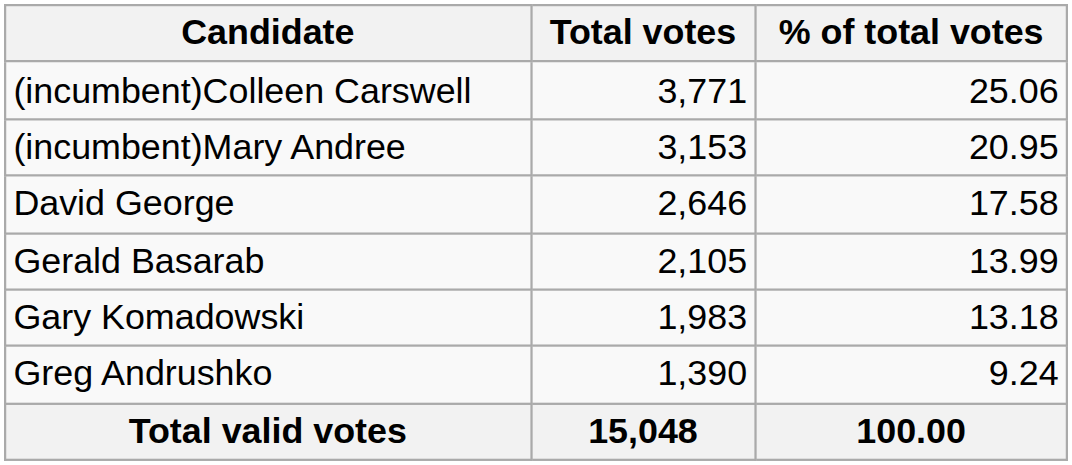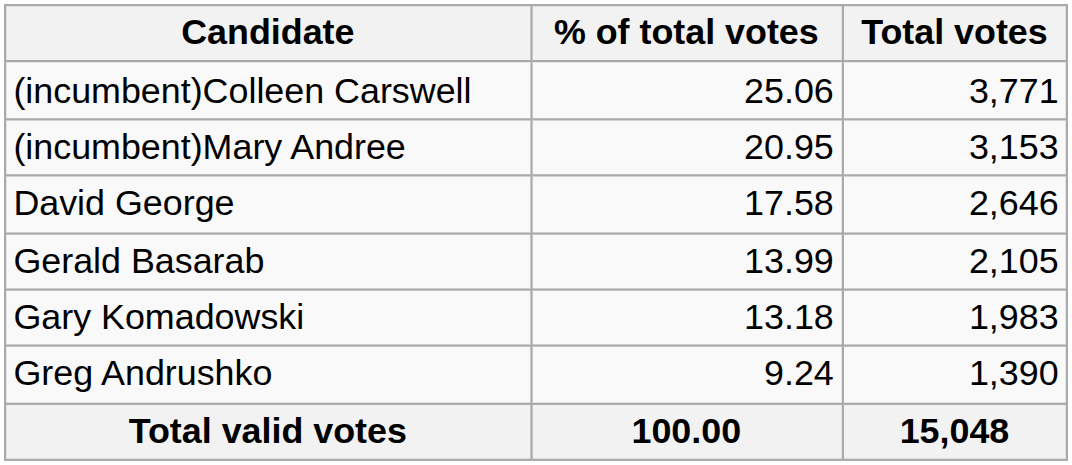columns swapped: (643, 32) <-> (911, 32)
